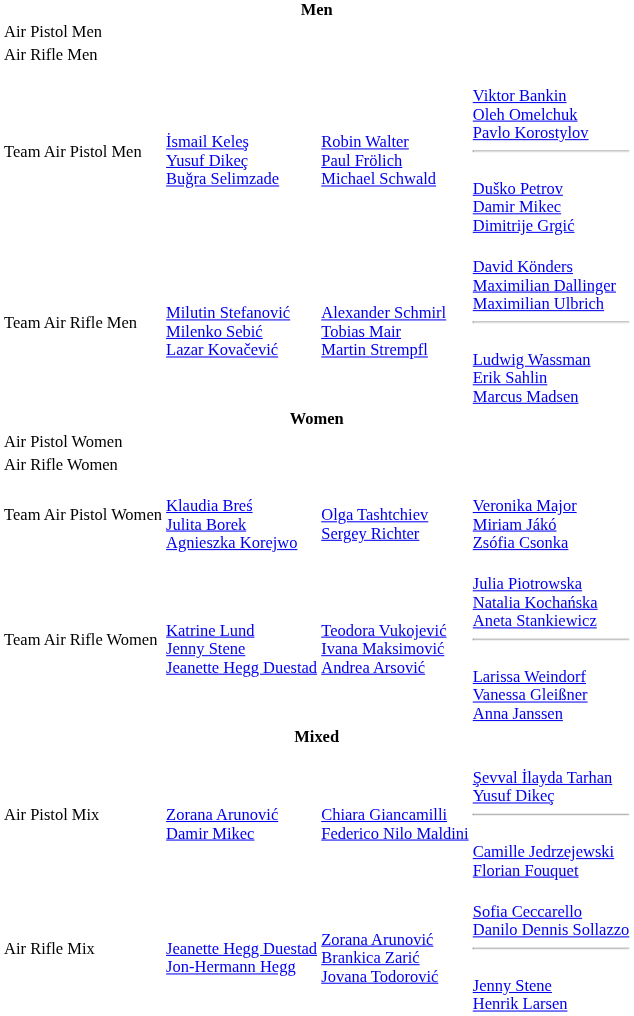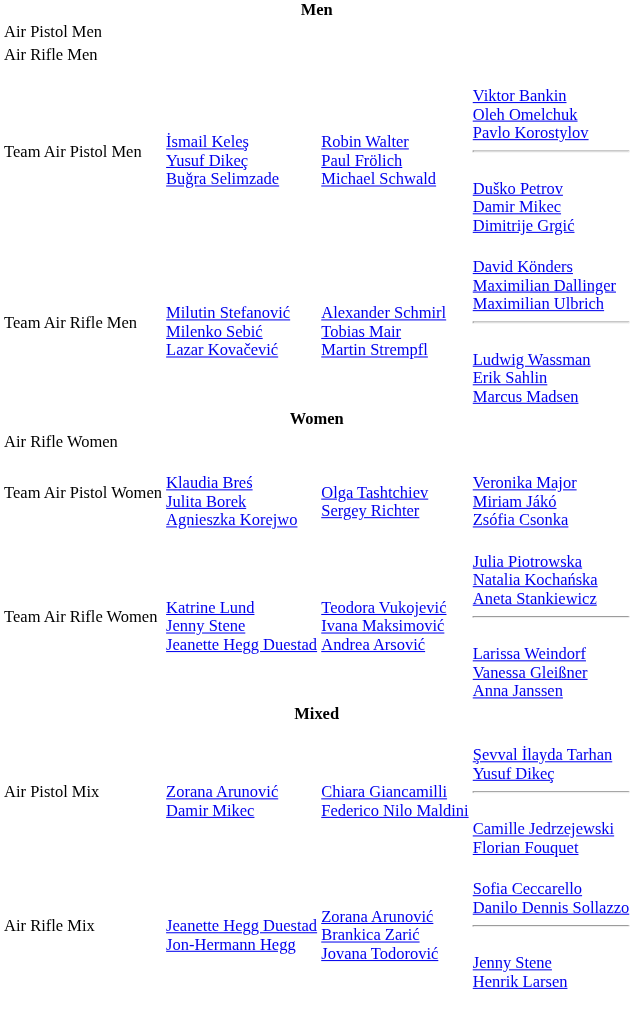- row: (63, 441)
